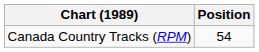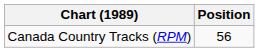(224, 36) 54 -> (224, 36) 56
